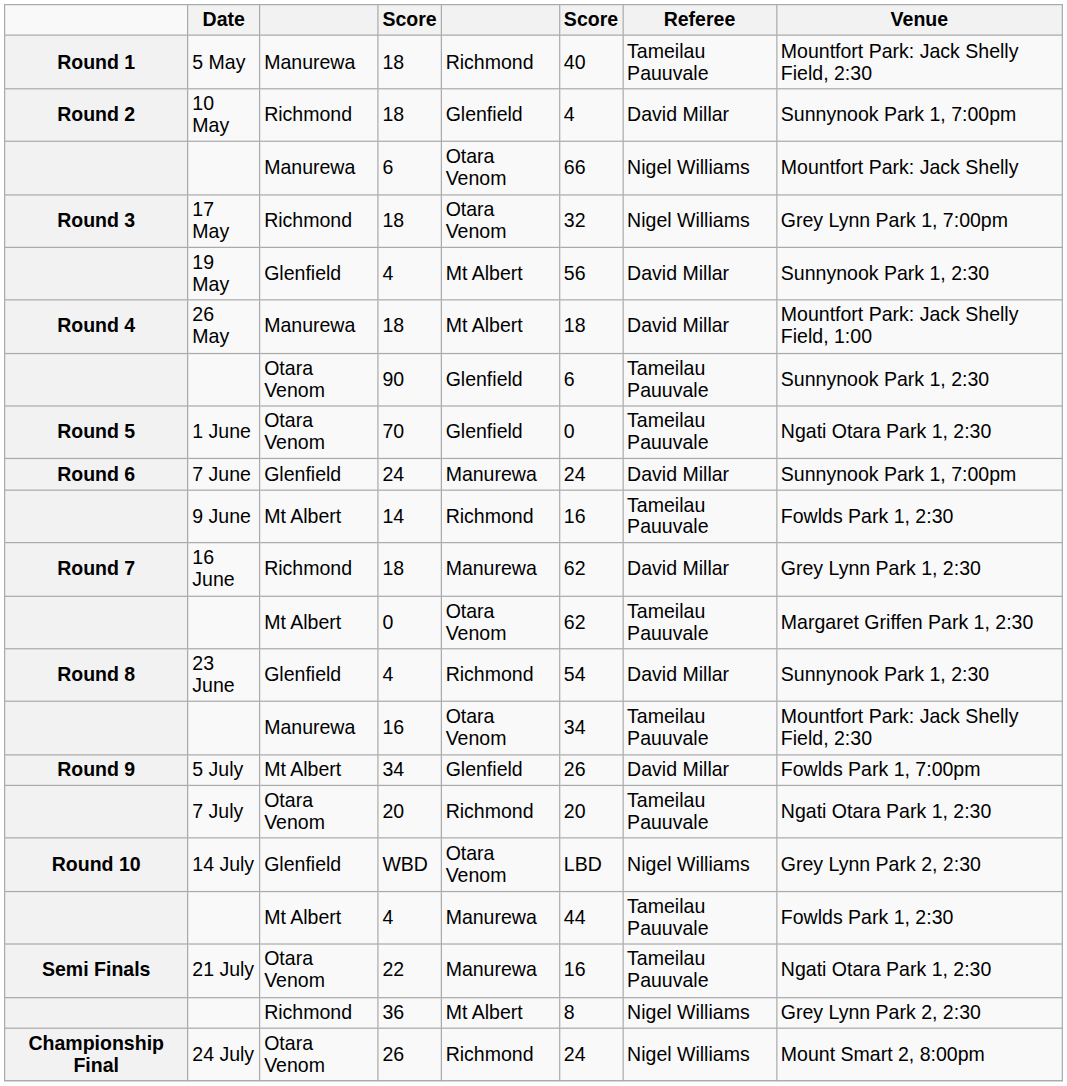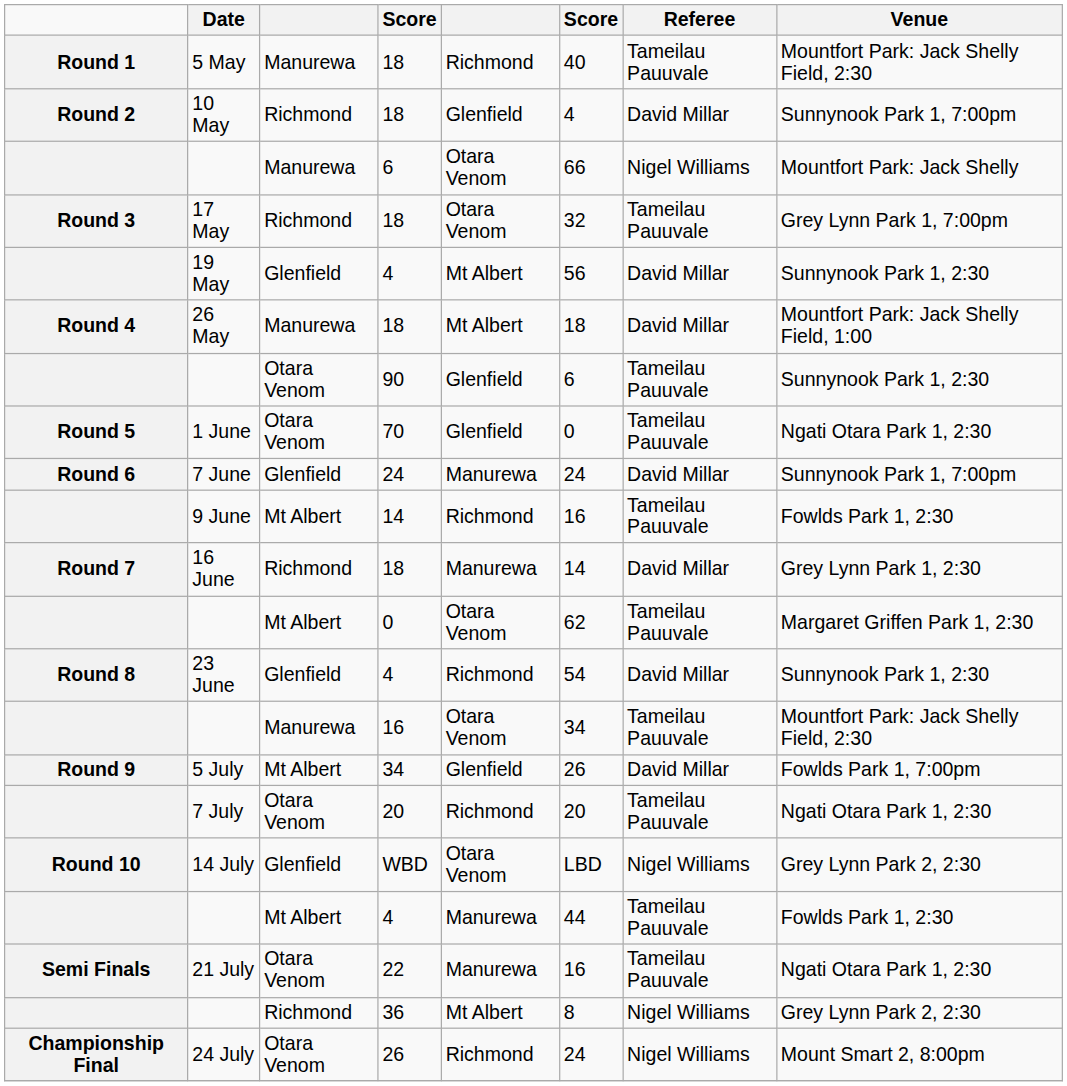(688, 220) Nigel Williams -> (668, 220) Tameilau Pauuvale
(575, 569) 62 -> (575, 569) 14
